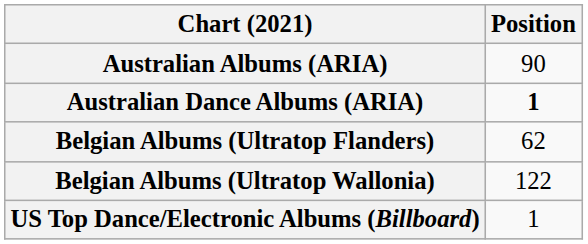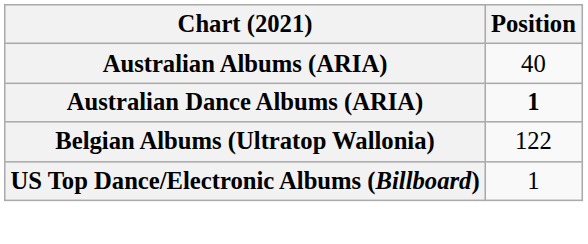(533, 63) 90 -> (533, 63) 40
- row: (245, 141)
